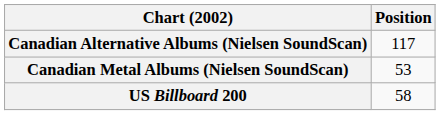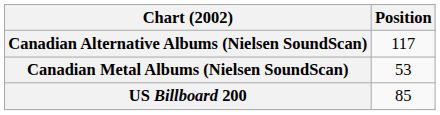(403, 95) 58 -> (403, 95) 85
